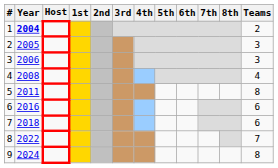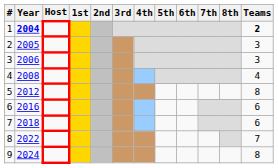(257, 28) normal -> (257, 28) bold
(28, 91) 2011 -> (28, 91) 2012
